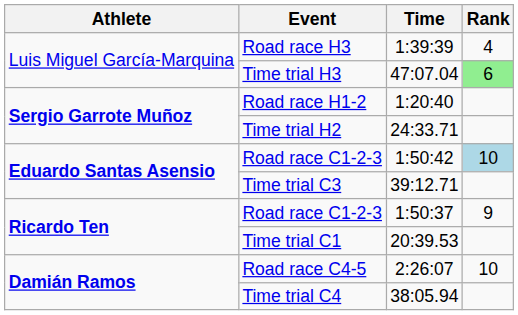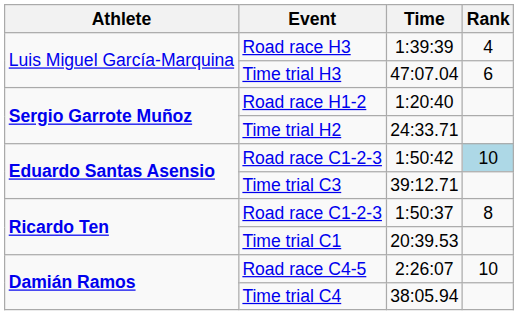(488, 74) lightgreen background -> (488, 74) no background
(488, 213) 9 -> (488, 213) 8
